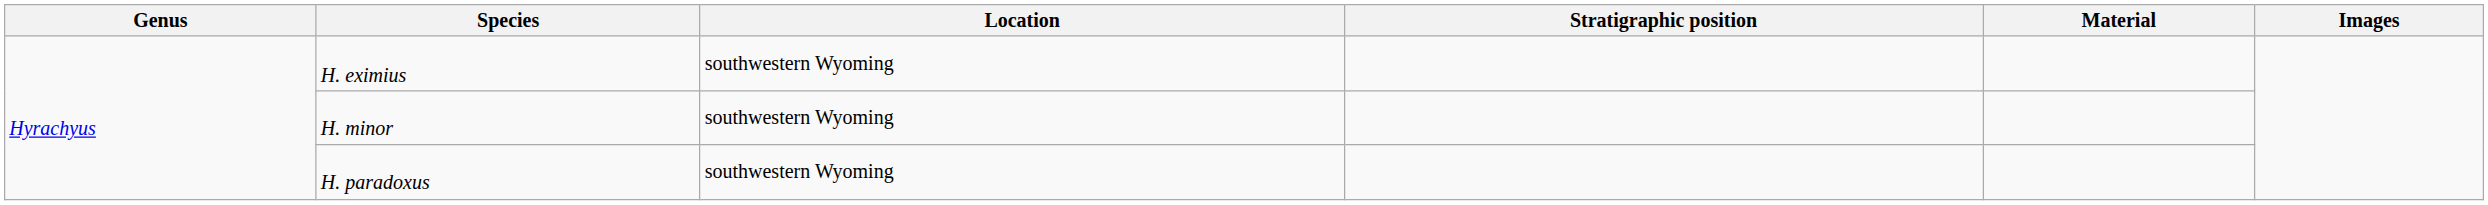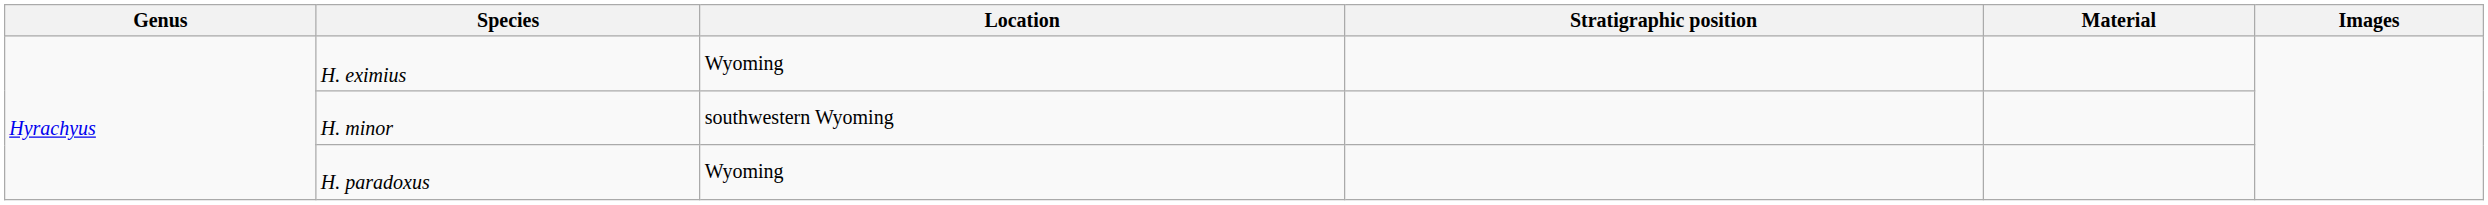(799, 63) southwestern Wyoming -> (744, 63) Wyoming
(799, 171) southwestern Wyoming -> (744, 171) Wyoming
